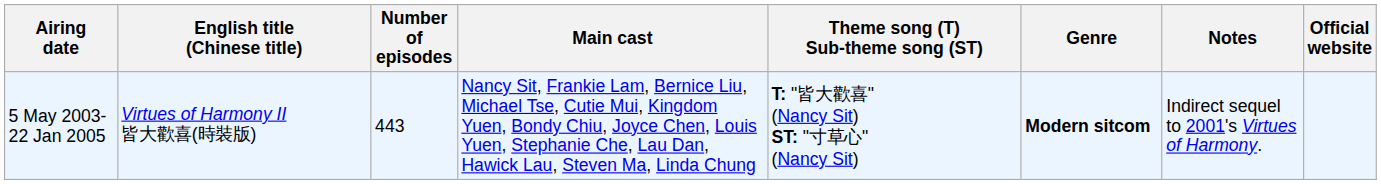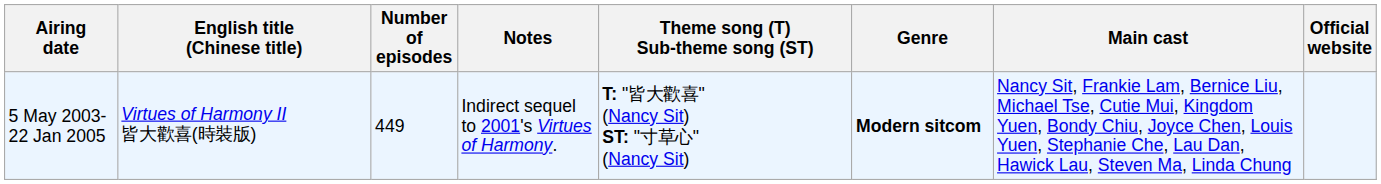columns swapped: (612, 38) <-> (1233, 38)
(390, 125) 443 -> (390, 125) 449
